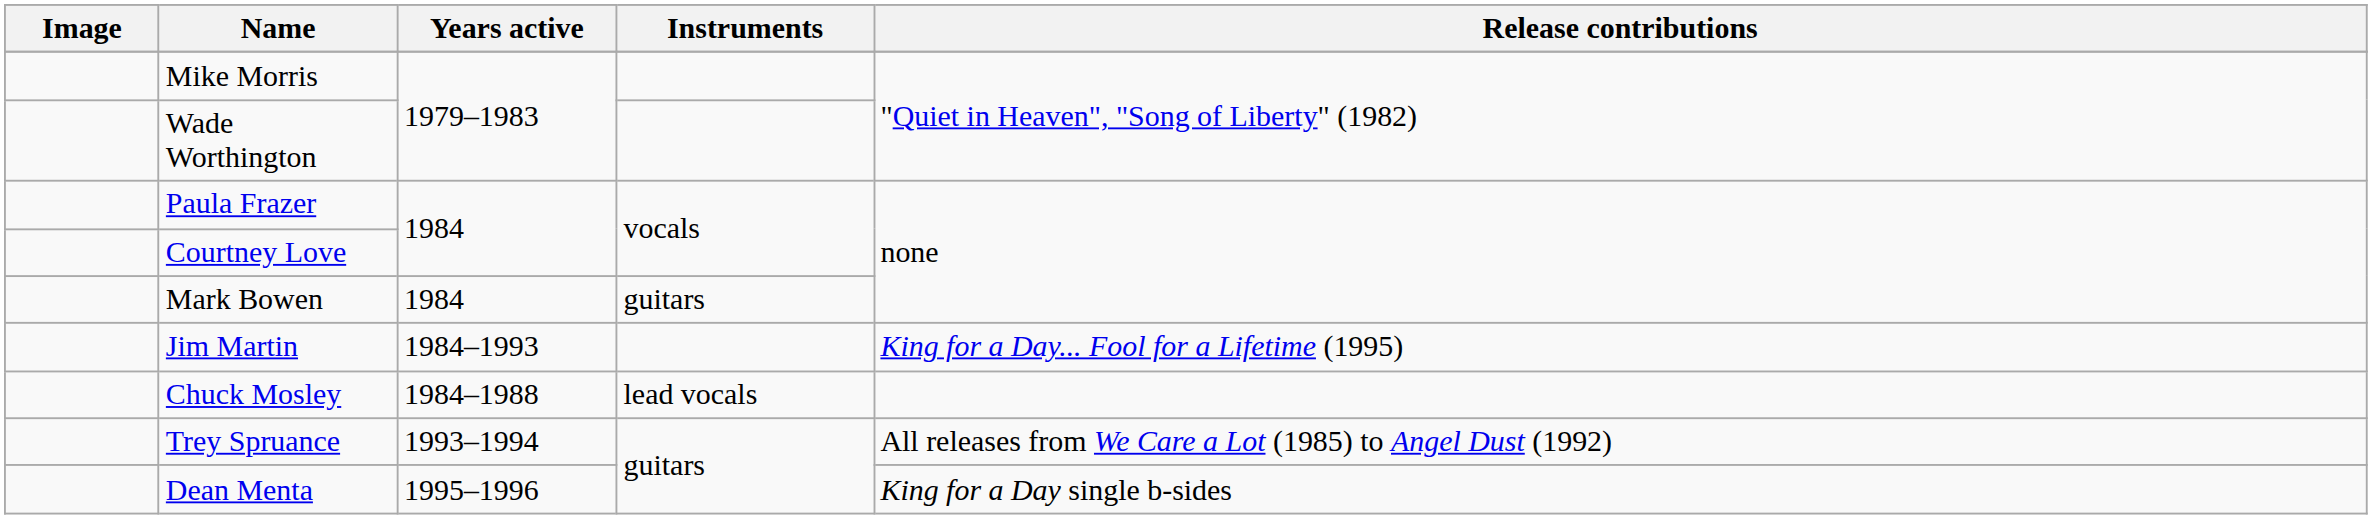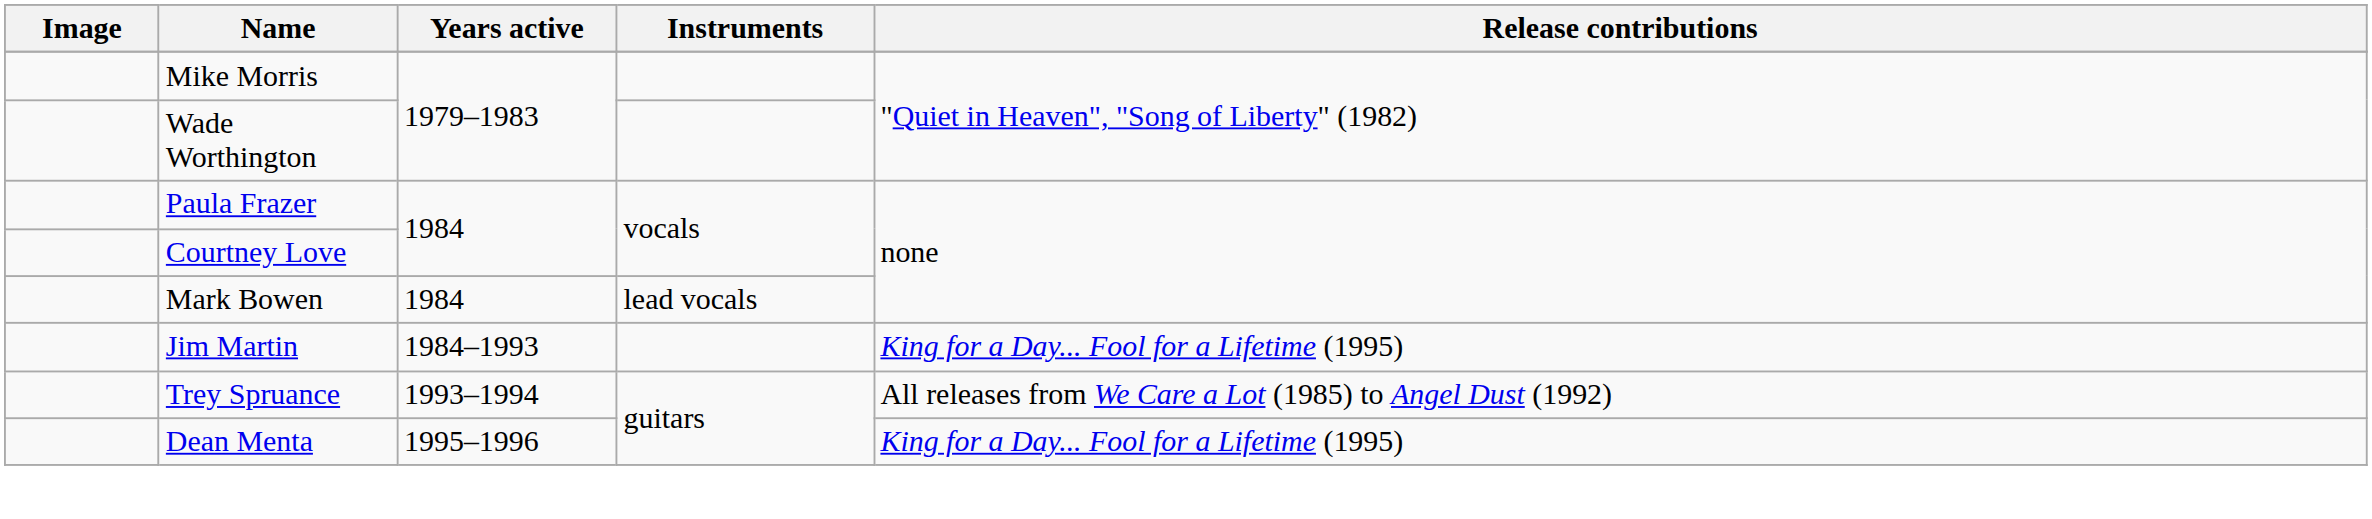(664, 299) guitars -> (690, 299) lead vocals
- row: (254, 394)
(1056, 488) King for a Day single b-sides -> (1142, 441) King for a Day... Fool for a Lifetime (1995)
